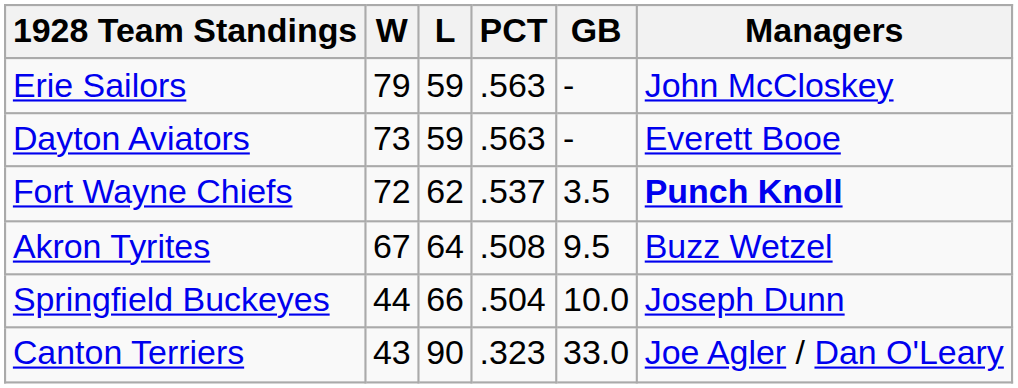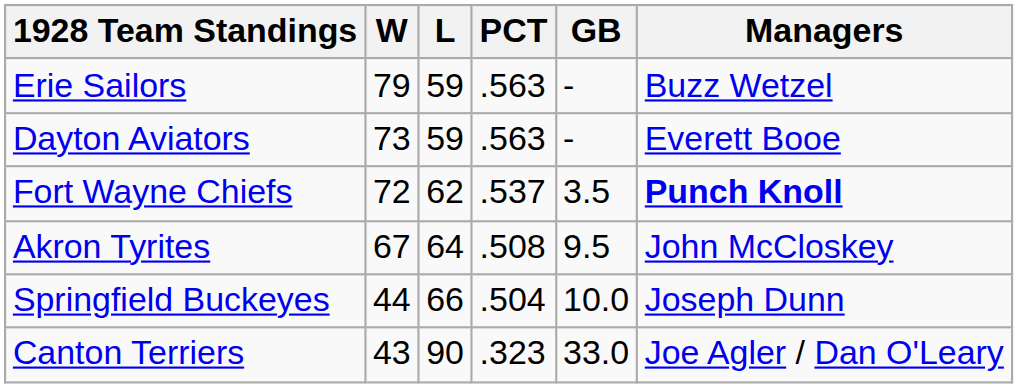(769, 85) John McCloskey -> (739, 85) Buzz Wetzel
(739, 246) Buzz Wetzel -> (769, 246) John McCloskey
